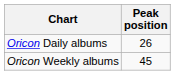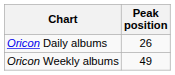(146, 61) 45 -> (146, 61) 49
